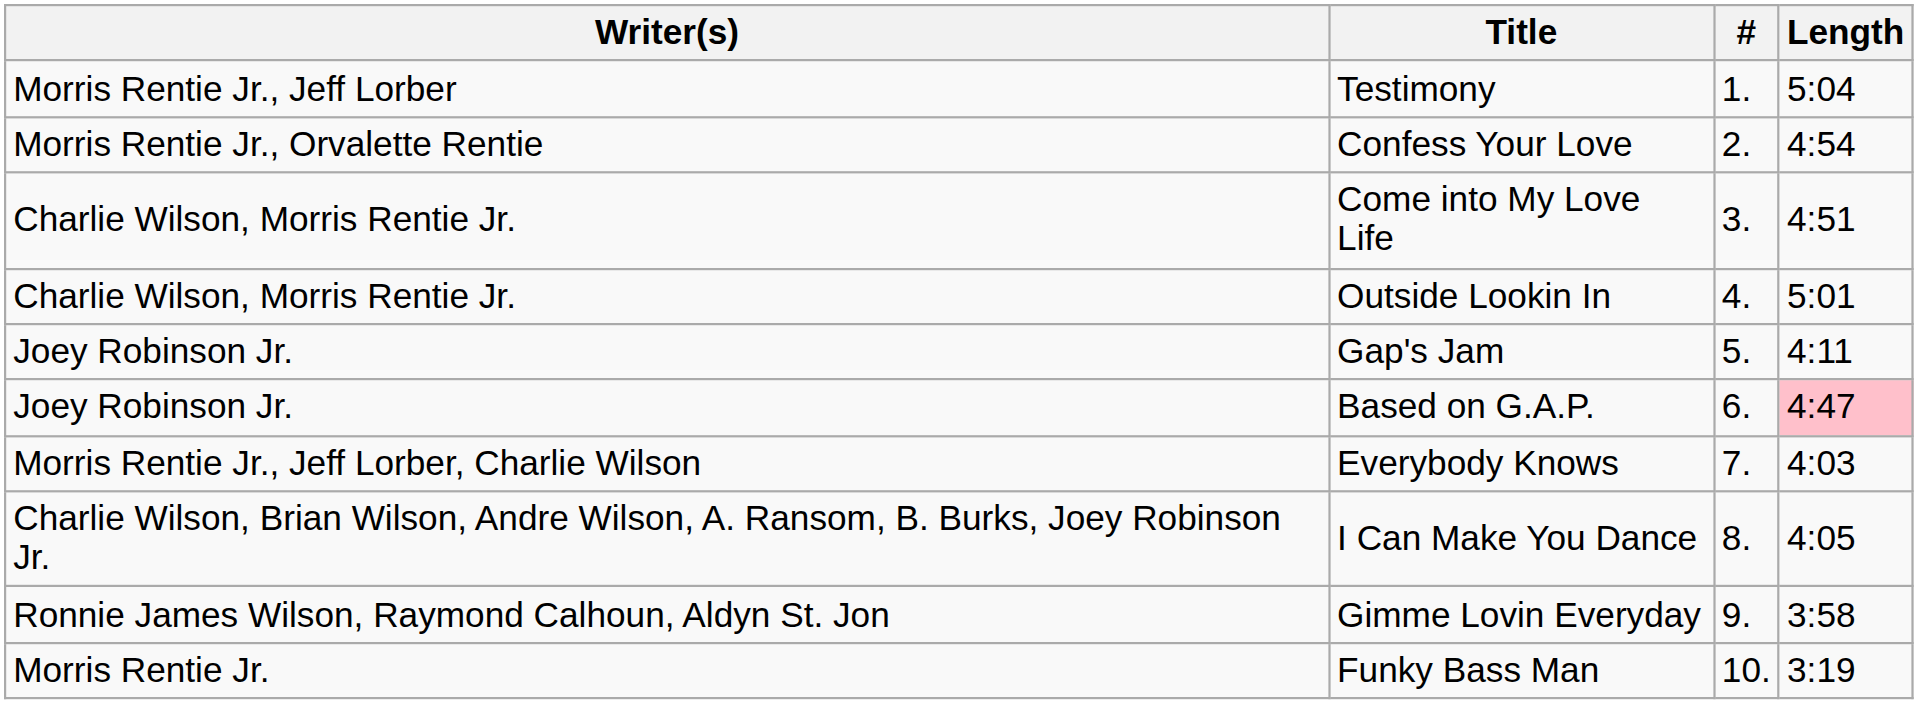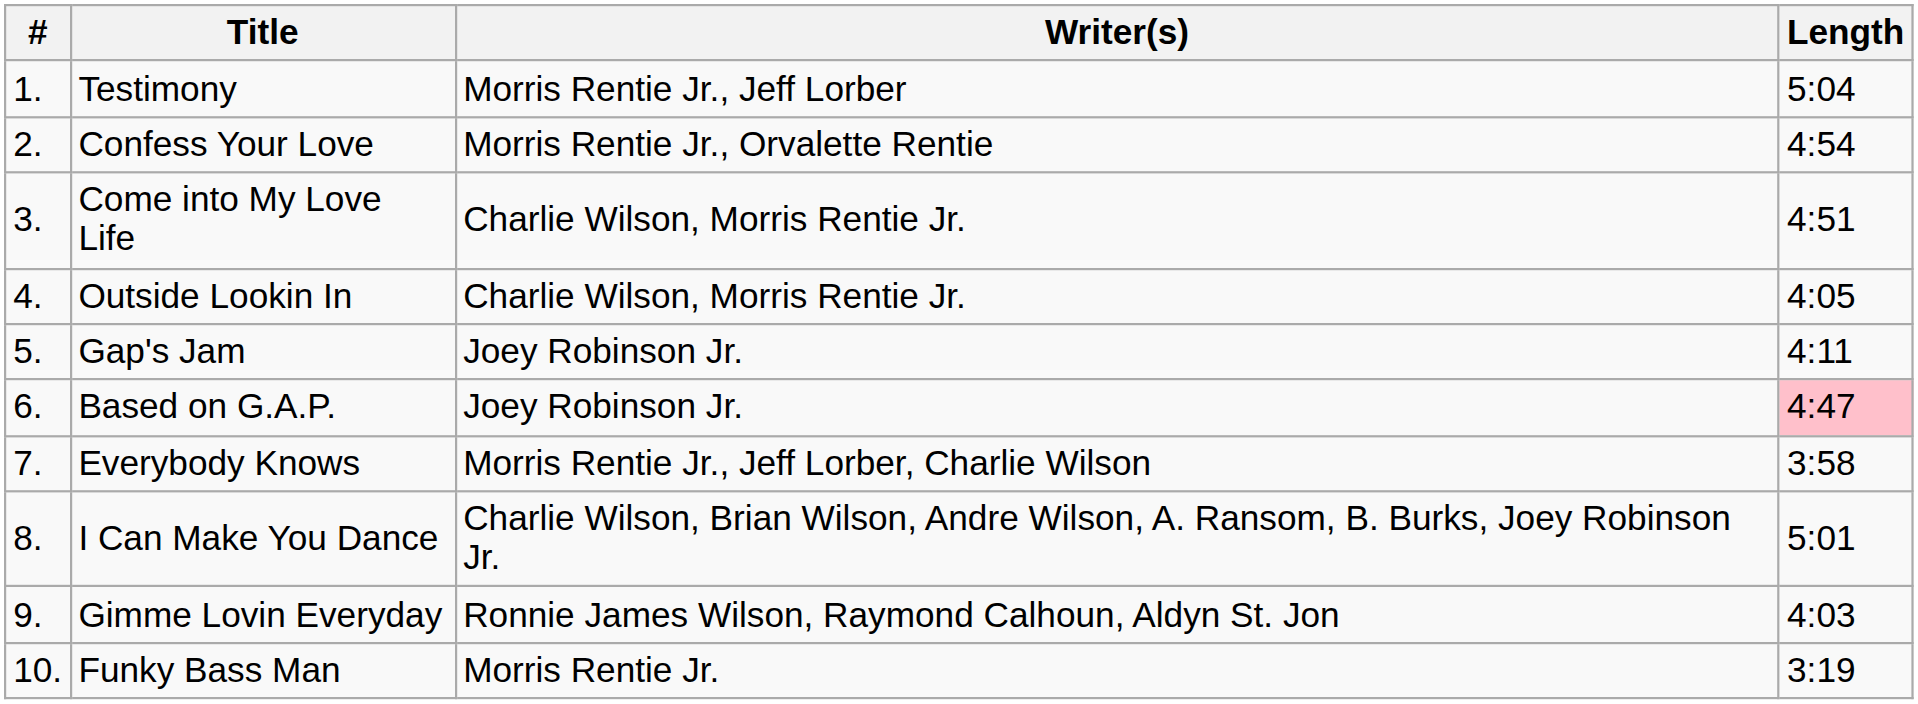columns swapped: (1746, 32) <-> (667, 32)
(1821, 295) 5:01 -> (1821, 295) 4:05
(1821, 462) 4:03 -> (1821, 462) 3:58
(1821, 538) 4:05 -> (1821, 538) 5:01
(1821, 614) 3:58 -> (1821, 614) 4:03
